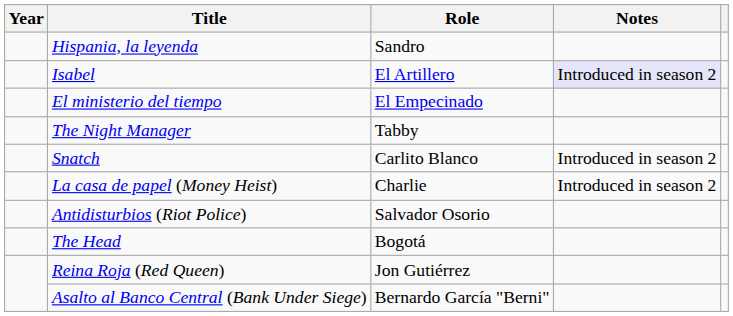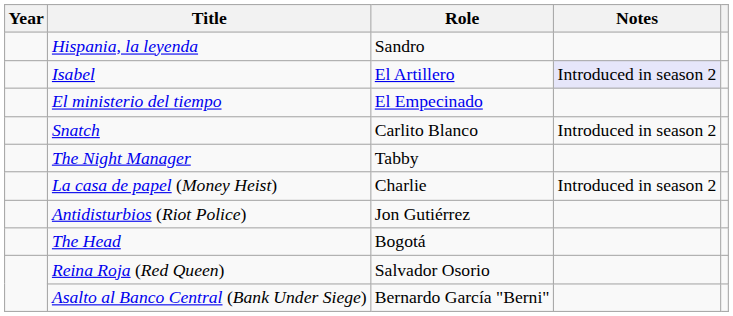rows swapped: (121, 130) <-> (76, 158)
(432, 213) Salvador Osorio -> (422, 213) Jon Gutiérrez
(422, 269) Jon Gutiérrez -> (432, 269) Salvador Osorio
